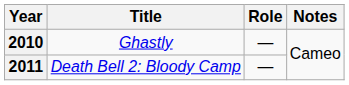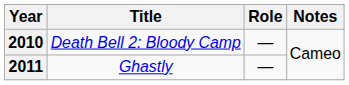(146, 42) Ghastly -> (146, 42) Death Bell 2: Bloody Camp
(146, 67) Death Bell 2: Bloody Camp -> (146, 67) Ghastly
